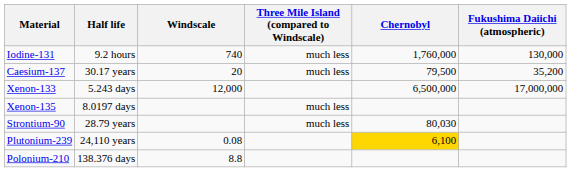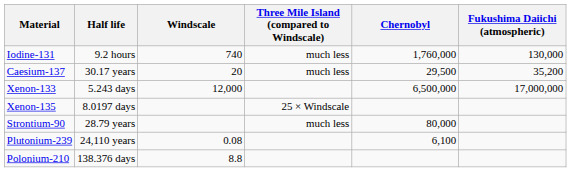(441, 72) 79,500 -> (441, 72) 29,500
(328, 106) much less -> (315, 106) 25 × Windscale
(441, 123) 80,030 -> (441, 123) 80,000
(444, 141) gold background -> (444, 141) no background
